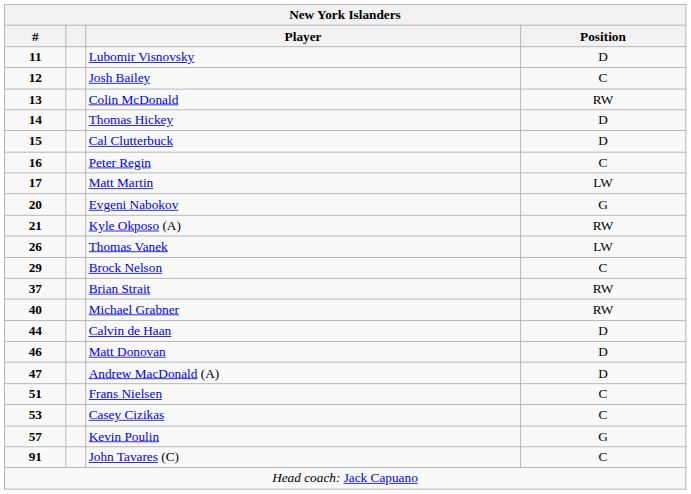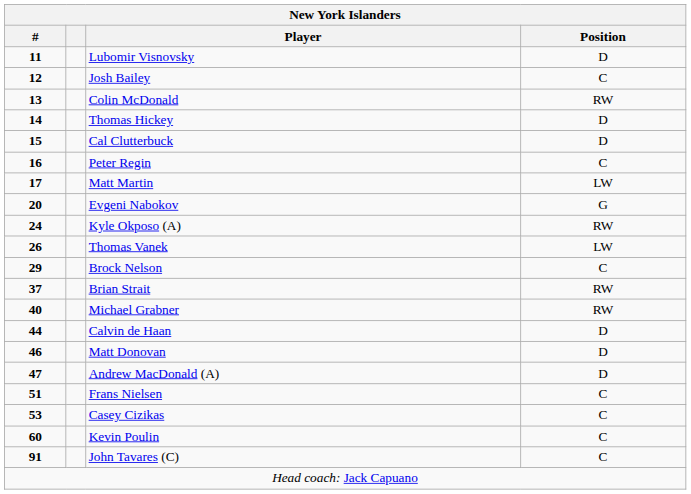(35, 225) 21 -> (35, 225) 24
(35, 436) 57 -> (35, 436) 60
(603, 436) G -> (603, 436) C
